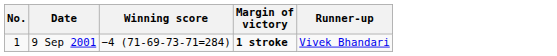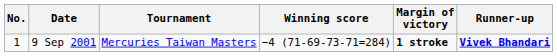+ column: (179, 20)
(345, 43) normal -> (505, 43) bold
